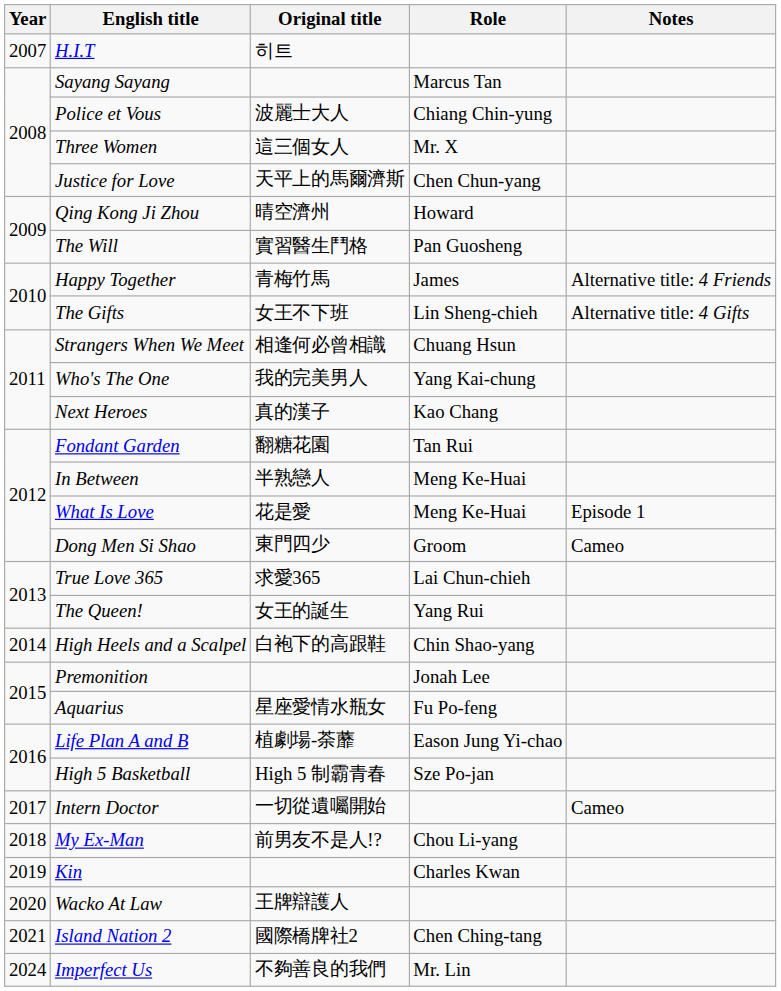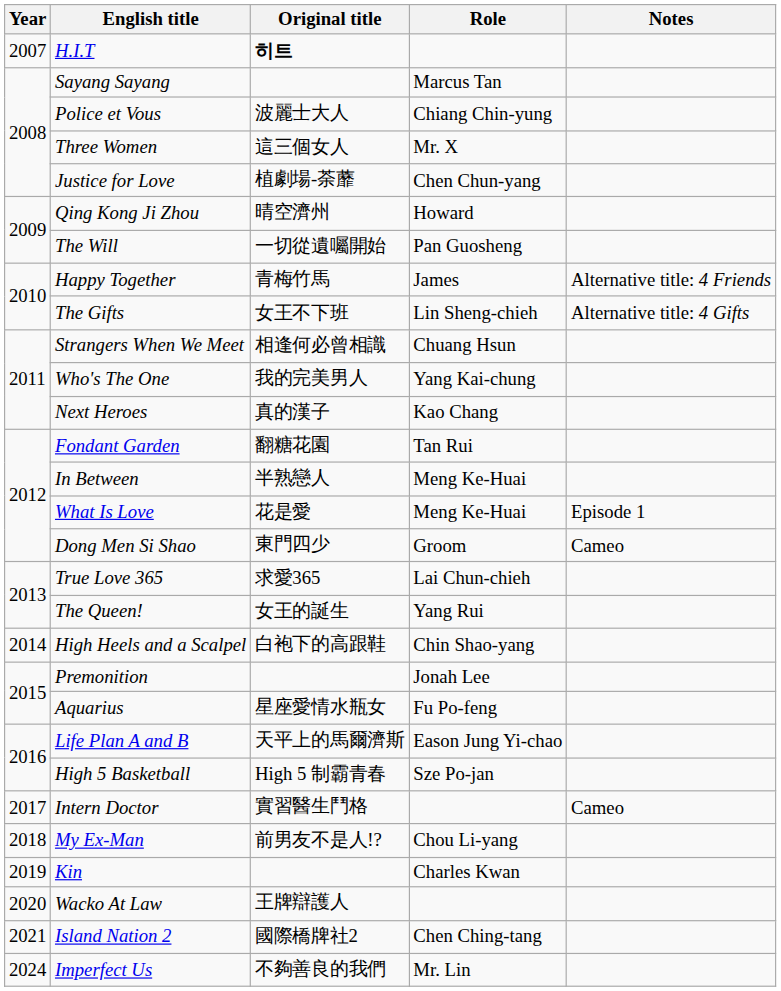(274, 50) normal -> (274, 50) bold
(330, 179) 天平上的馬爾濟斯 -> (305, 179) 植劇場-荼蘼
(311, 245) 實習醫生鬥格 -> (320, 245) 一切從遺囑開始
(305, 740) 植劇場-荼蘼 -> (330, 740) 天平上的馬爾濟斯
(320, 806) 一切從遺囑開始 -> (311, 806) 實習醫生鬥格
